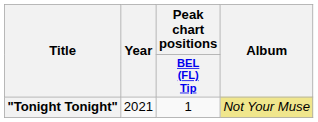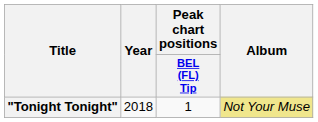(138, 107) 2021 -> (138, 107) 2018
